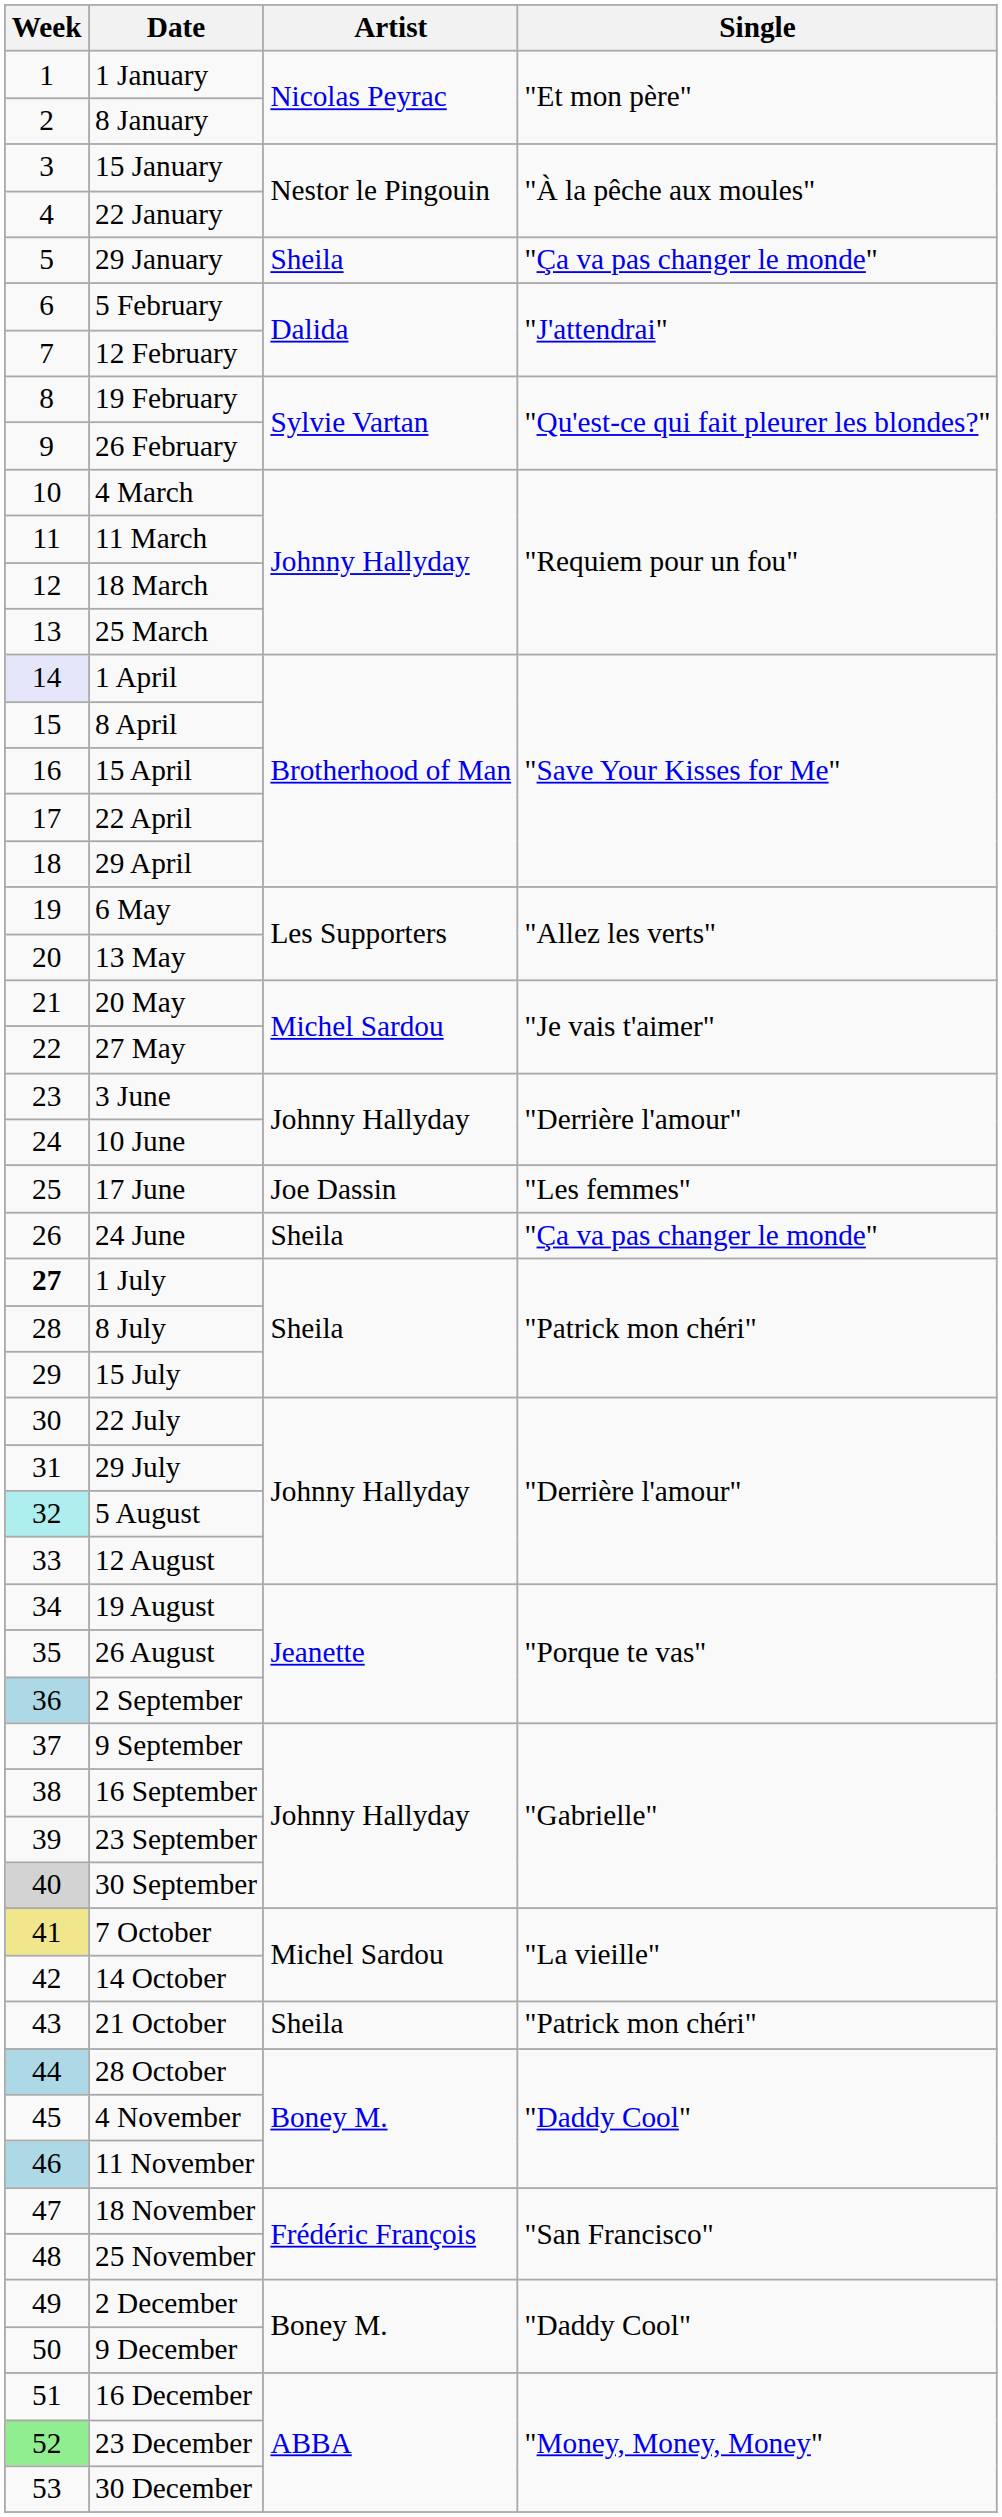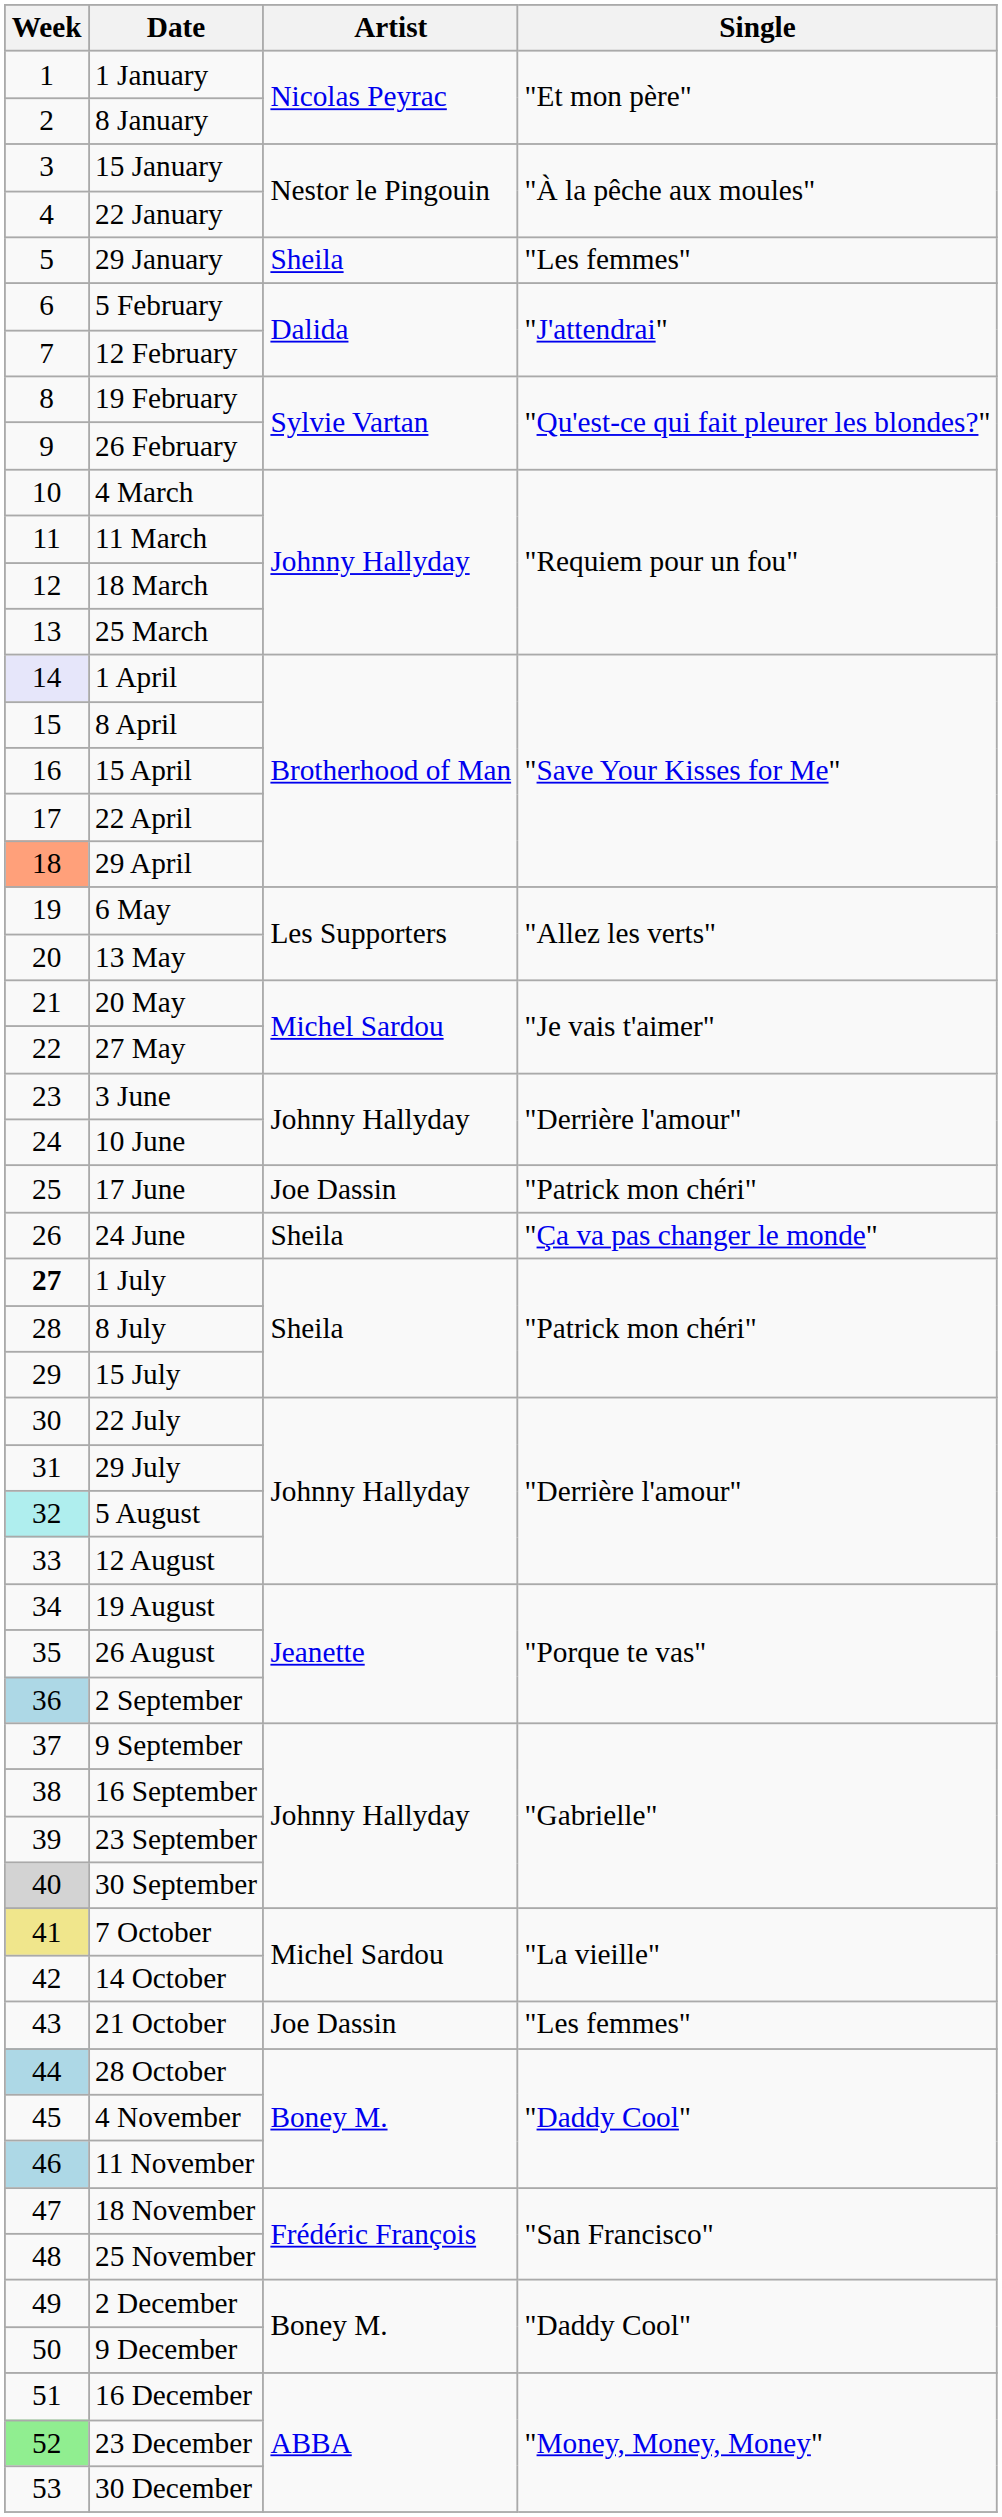(701, 259) "Ça va pas changer le monde" -> (608, 259) "Les femmes"
(47, 863) no background -> (47, 863) lightsalmon background
(608, 1188) "Les femmes" -> (641, 1188) "Patrick mon chéri"
(307, 2024) Sheila -> (333, 2024) Joe Dassin
(641, 2024) "Patrick mon chéri" -> (608, 2024) "Les femmes"
